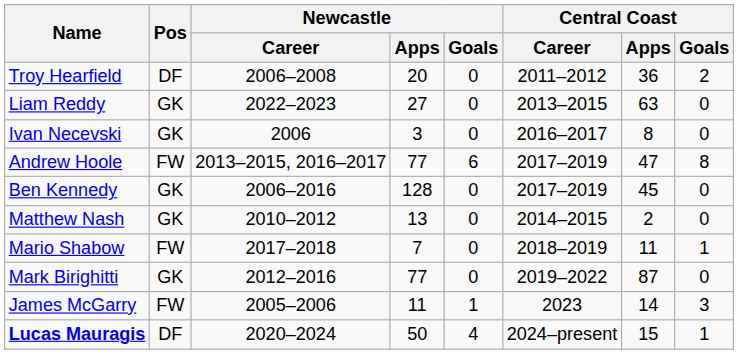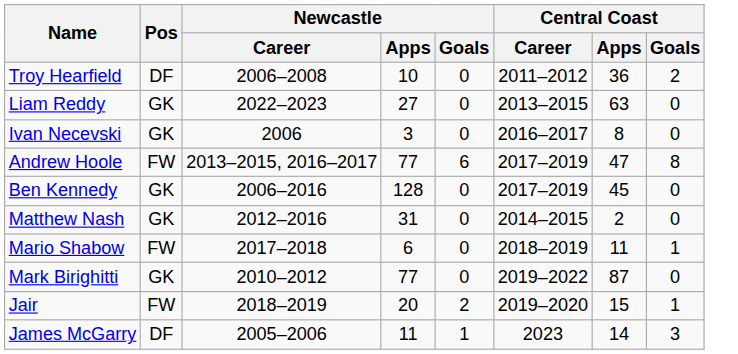(417, 76) 20 -> (408, 76) 10
(291, 219) 2010–2012 -> (282, 219) 2012–2016
(417, 219) 13 -> (408, 219) 31
(417, 248) 7 -> (408, 248) 6
(291, 276) 2012–2016 -> (282, 276) 2010–2012
+ row: (23, 305)
(170, 305) FW -> (161, 334) DF
- row: (77, 334)
